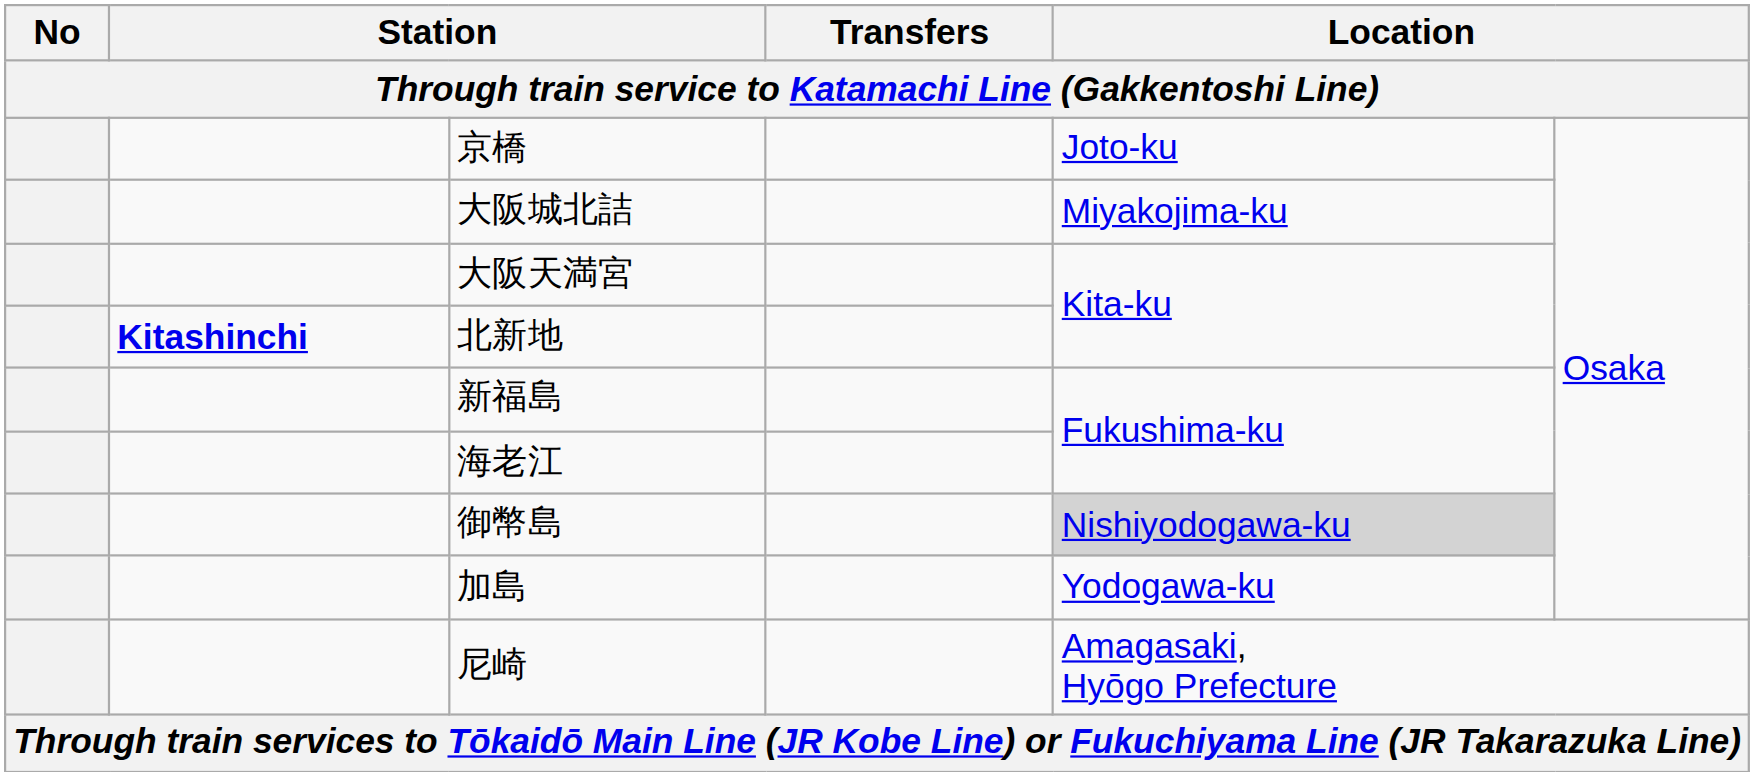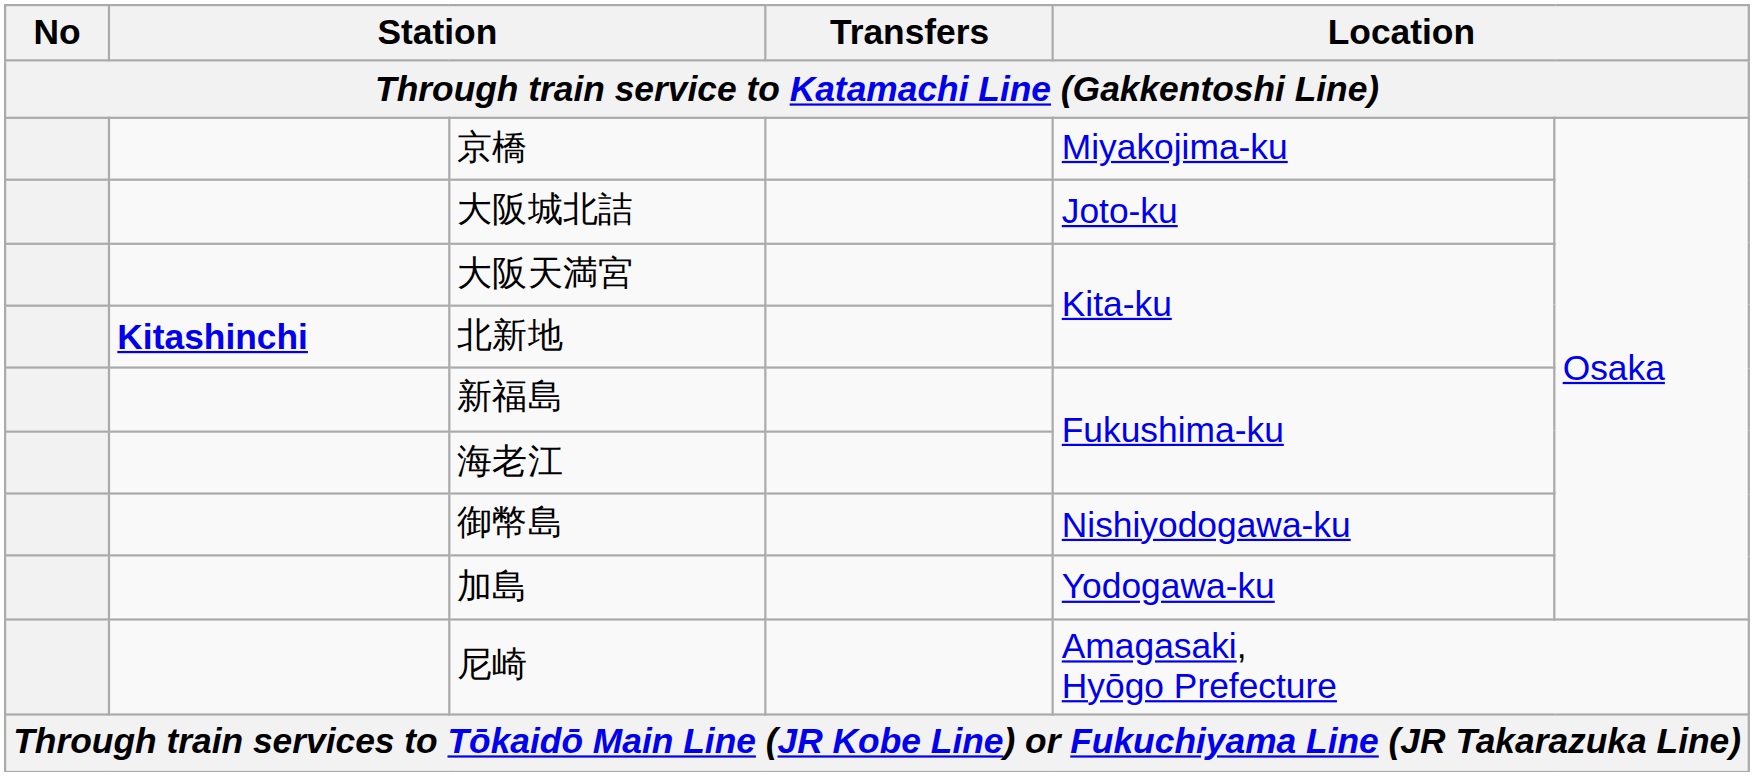(1120, 148) Joto-ku -> (1175, 148) Miyakojima-ku
(1175, 210) Miyakojima-ku -> (1120, 210) Joto-ku
(1206, 524) lightgrey background -> (1206, 524) no background
